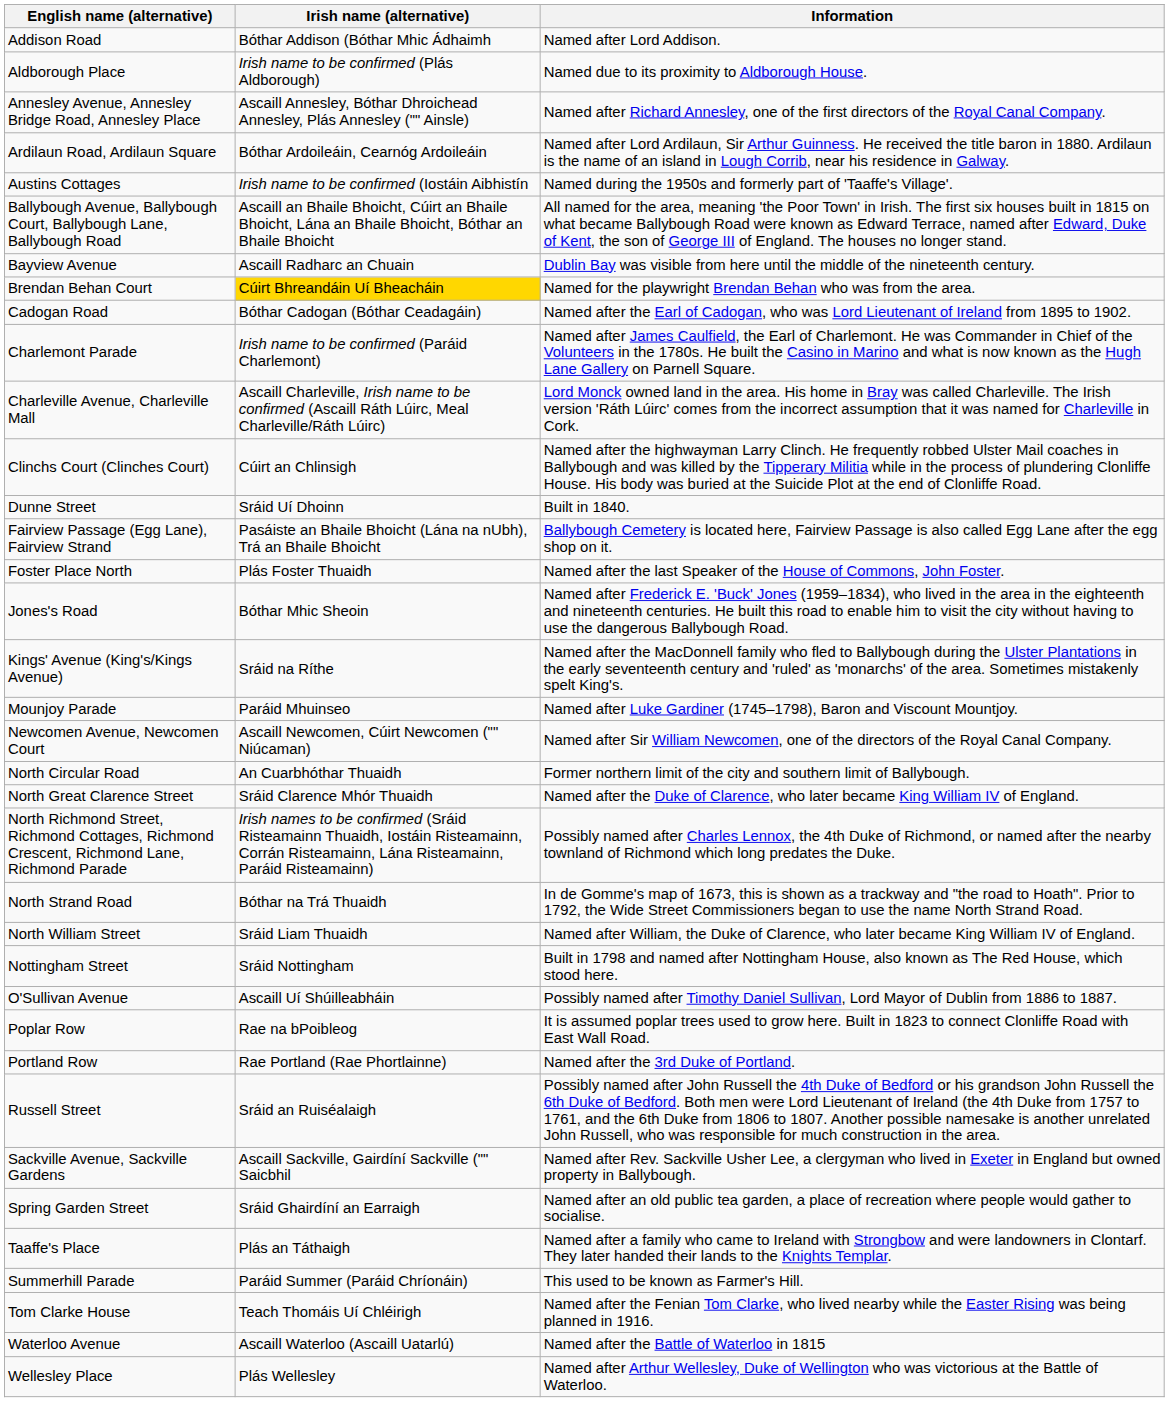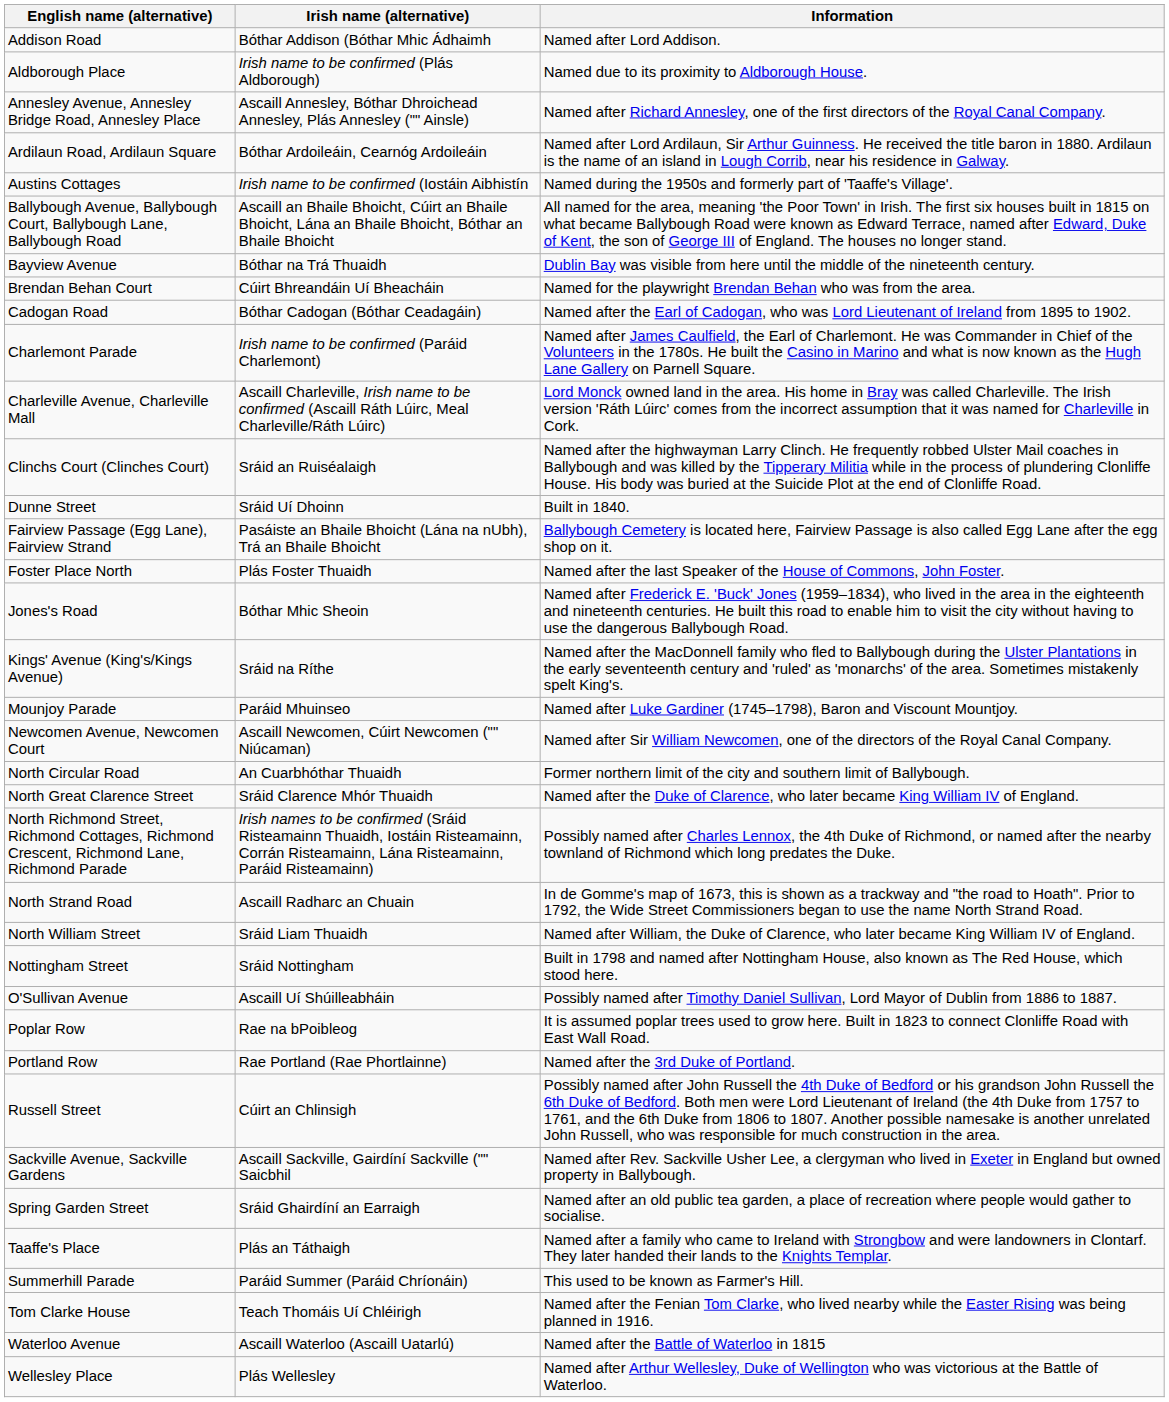(326, 265) Ascaill Radharc an Chuain -> (313, 265) Bóthar na Trá Thuaidh
(341, 288) gold background -> (341, 288) no background
(297, 466) Cúirt an Chlinsigh -> (307, 466) Sráid an Ruiséalaigh
(313, 902) Bóthar na Trá Thuaidh -> (326, 902) Ascaill Radharc an Chuain
(307, 1110) Sráid an Ruiséalaigh -> (297, 1110) Cúirt an Chlinsigh
